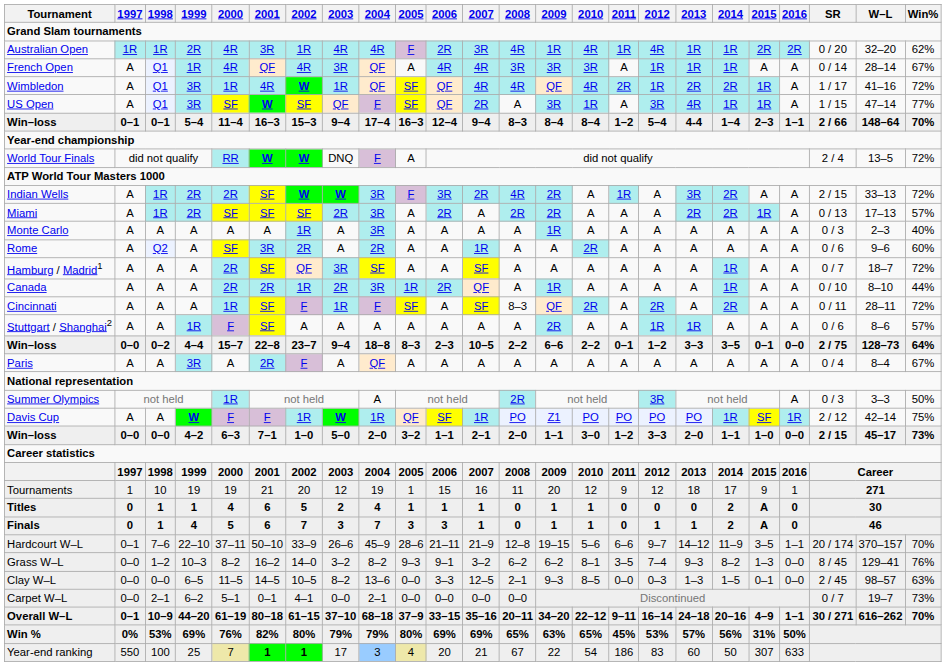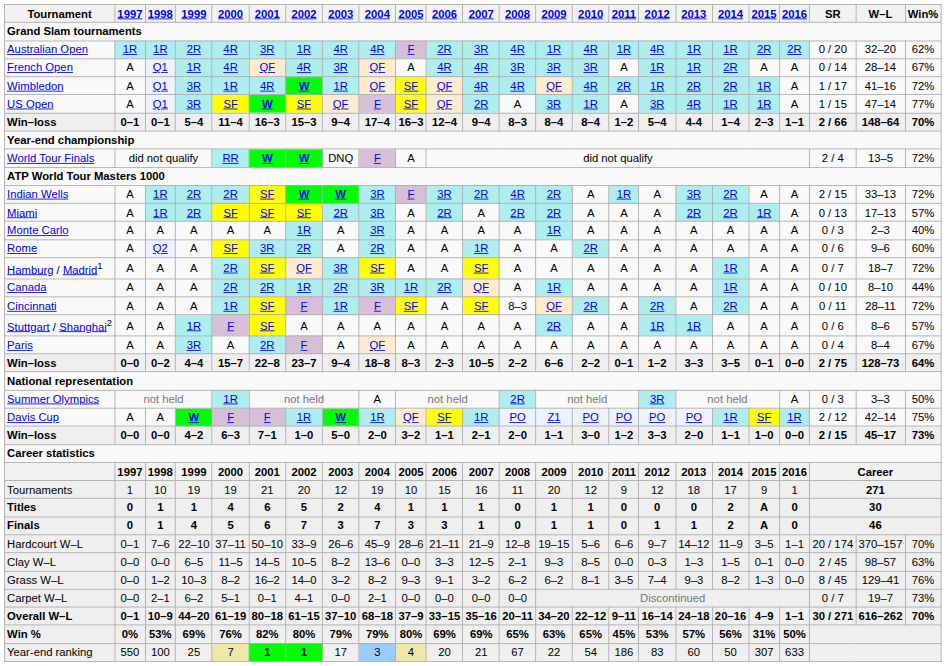(731, 68) 1R -> (731, 68) 2R
rows swapped: (20, 363) <-> (32, 345)
(411, 490) 1 -> (411, 490) 10
rows swapped: (32, 580) <-> (35, 562)
